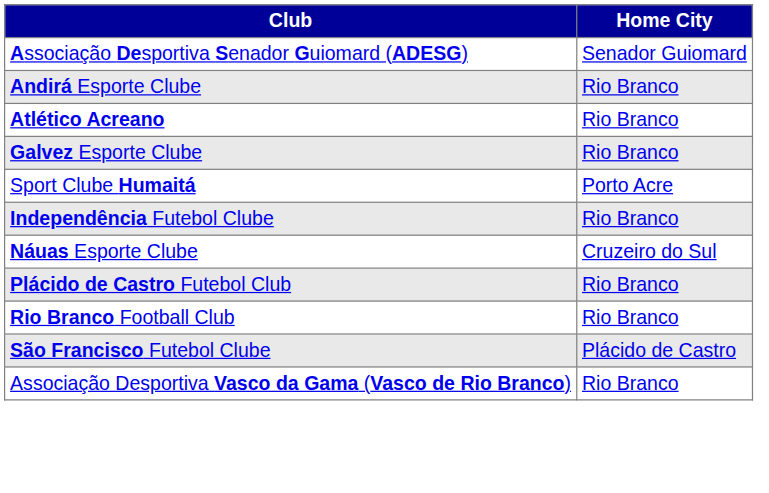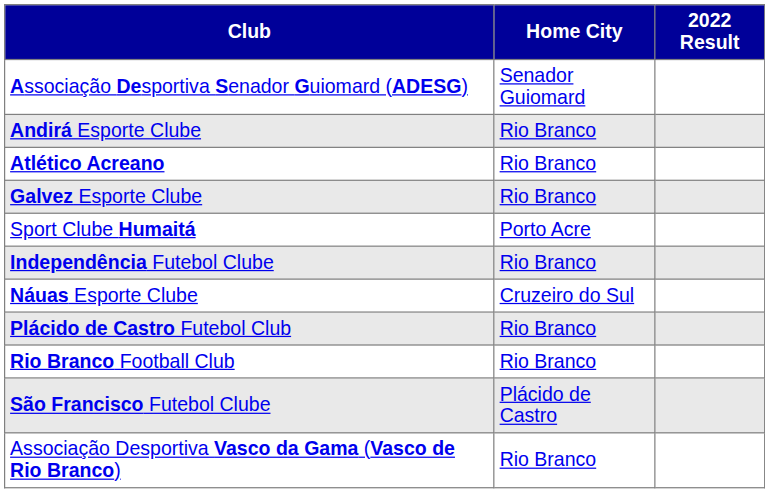+ column: (710, 31)
